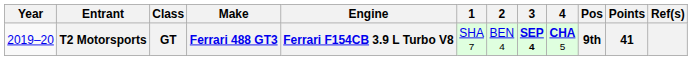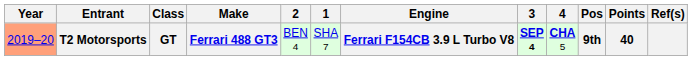columns swapped: (368, 13) <-> (502, 13)
(31, 39) no background -> (31, 39) lightsalmon background
(627, 39) 41 -> (627, 39) 40
